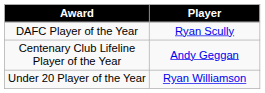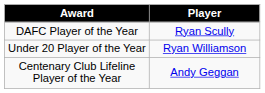rows swapped: (77, 55) <-> (77, 79)
